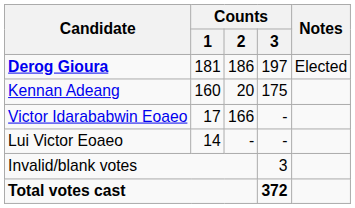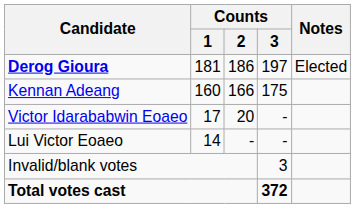(245, 91) 20 -> (241, 91) 166
(241, 116) 166 -> (245, 116) 20
